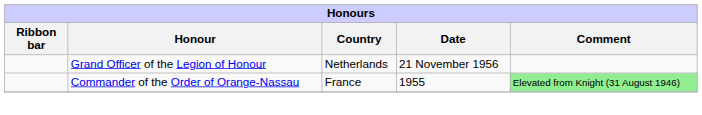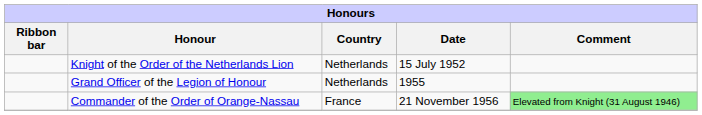+ row: (182, 63)
(449, 63) 21 November 1956 -> (412, 82) 1955
(412, 82) 1955 -> (449, 100) 21 November 1956
